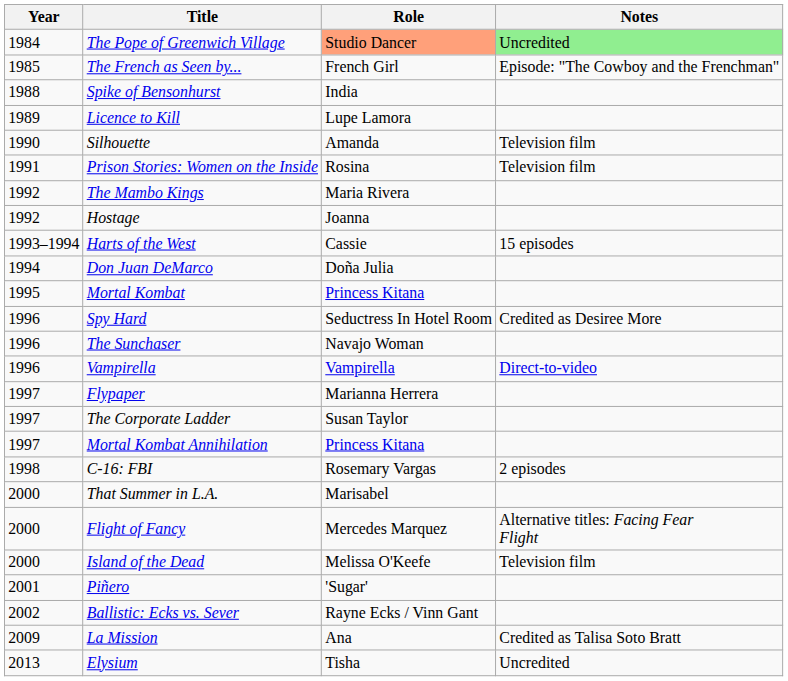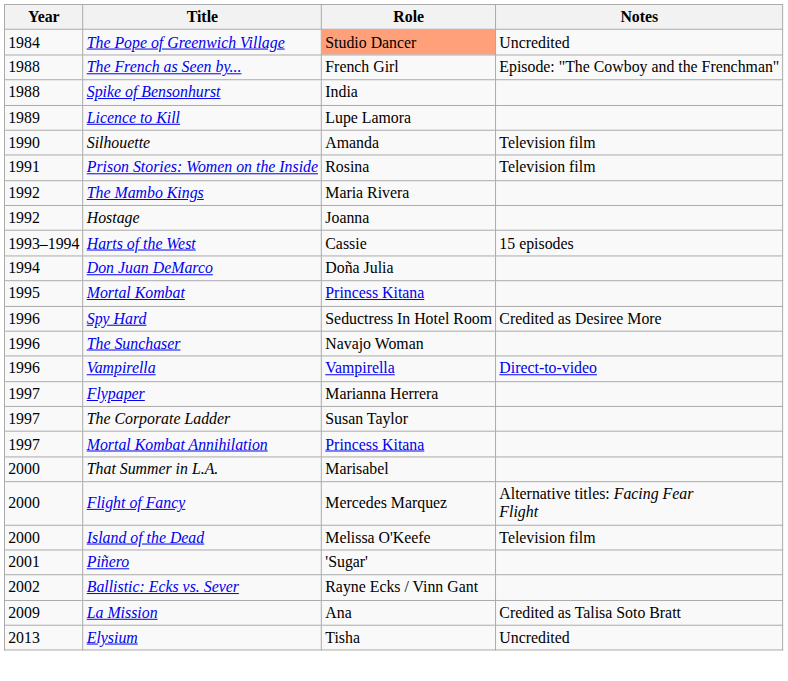(535, 42) lightgreen background -> (535, 42) no background
(24, 67) 1985 -> (24, 67) 1988
- row: (119, 469)
